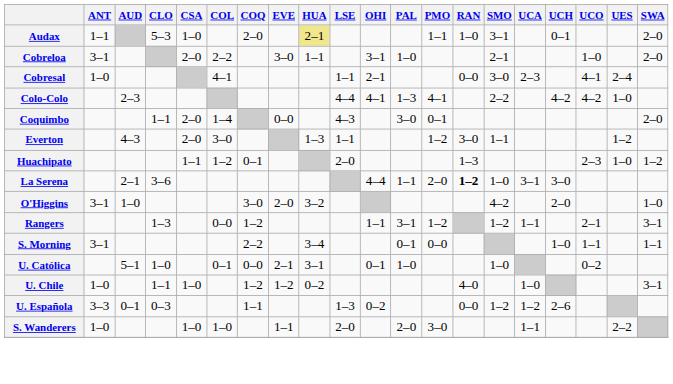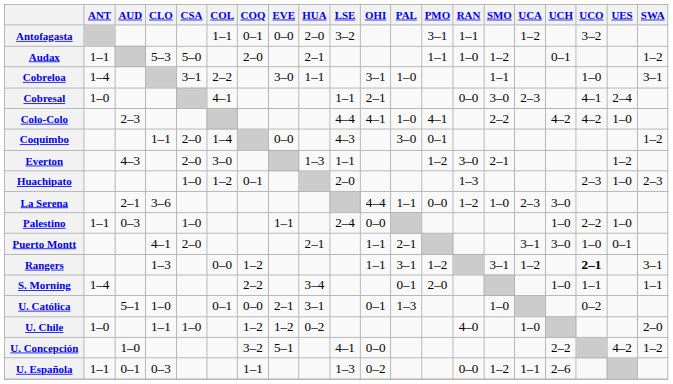+ row: (44, 36)
(192, 35) 1–0 -> (192, 56) 5–0
(314, 35) khaki background -> (314, 56) no background
(499, 35) 3–1 -> (499, 56) 1–2
(653, 35) 2–0 -> (653, 56) 1–2
(100, 56) 3–1 -> (100, 77) 1–4
(192, 56) 2–0 -> (192, 77) 3–1
(499, 56) 2–1 -> (499, 77) 1–1
(653, 56) 2–0 -> (653, 77) 3–1
(406, 98) 1–3 -> (406, 118) 1–0
(653, 118) 2–0 -> (653, 139) 1–2
(499, 139) 1–1 -> (499, 160) 2–1
(192, 160) 1–1 -> (192, 181) 1–0
(653, 160) 1–2 -> (653, 181) 2–3
(437, 181) 2–0 -> (437, 202) 0–0
(469, 181) bold -> (469, 202) normal
(530, 181) 3–1 -> (530, 202) 2–3
- row: (44, 202)
+ row: (44, 223)
+ row: (44, 244)
(499, 222) 1–2 -> (499, 264) 3–1
(530, 222) 1–1 -> (530, 264) 1–2
(591, 222) normal -> (591, 264) bold
(100, 243) 3–1 -> (100, 285) 1–4
(437, 243) 0–0 -> (437, 285) 2–0
(406, 264) 1–0 -> (406, 306) 1–3
(653, 285) 3–1 -> (653, 327) 2–0
+ row: (44, 348)
(100, 306) 3–3 -> (100, 368) 1–1
(530, 306) 1–2 -> (530, 368) 1–1
- row: (44, 327)
